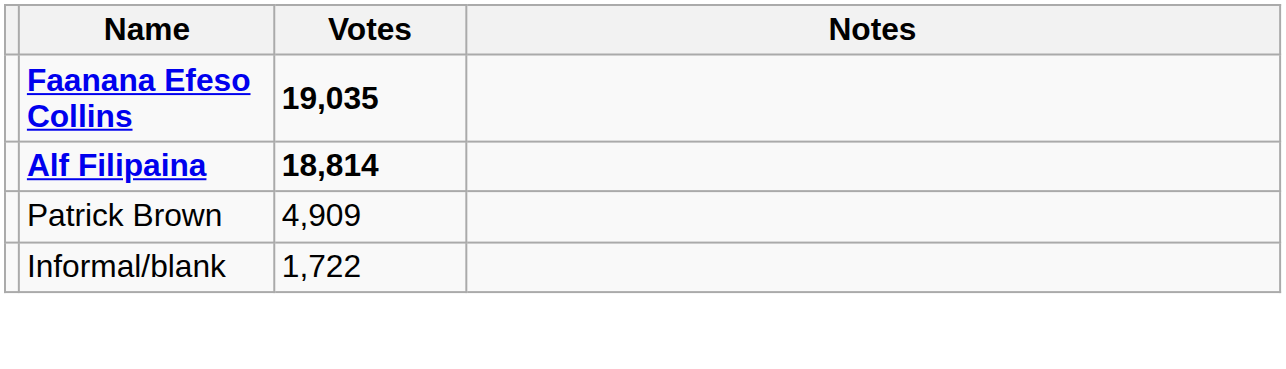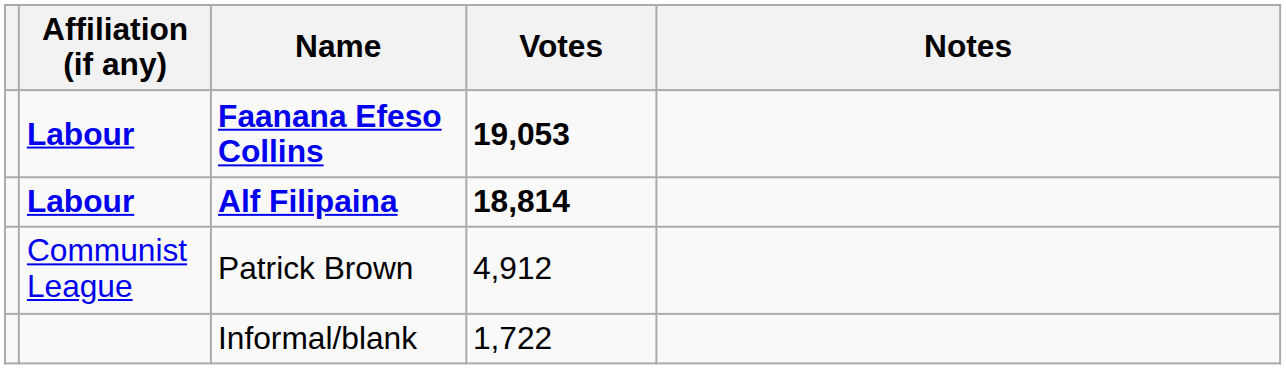+ column: (115, 47)
(330, 97) 19,035 -> (521, 133) 19,053
(321, 215) 4,909 -> (513, 269) 4,912
